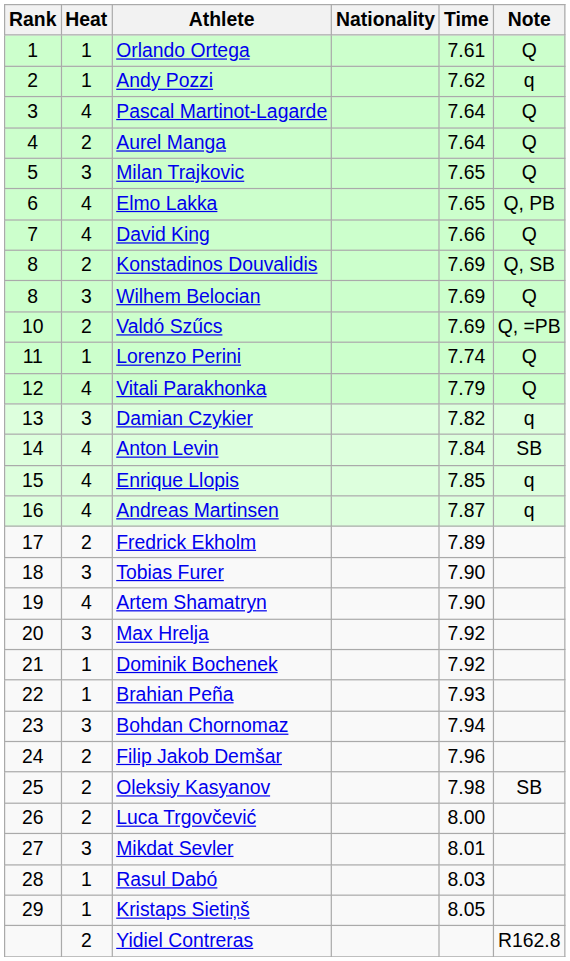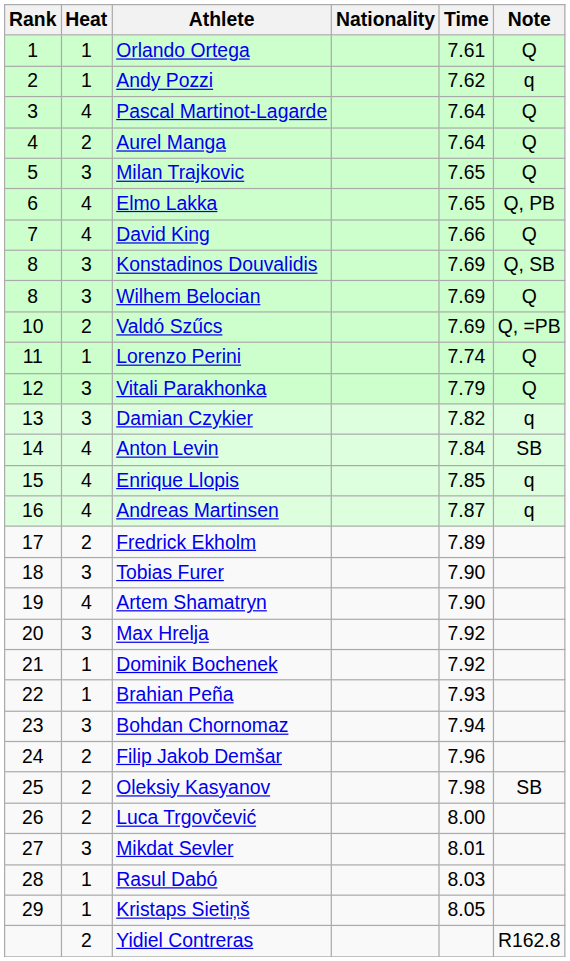(86, 265) 2 -> (86, 265) 3
(86, 388) 4 -> (86, 388) 3
